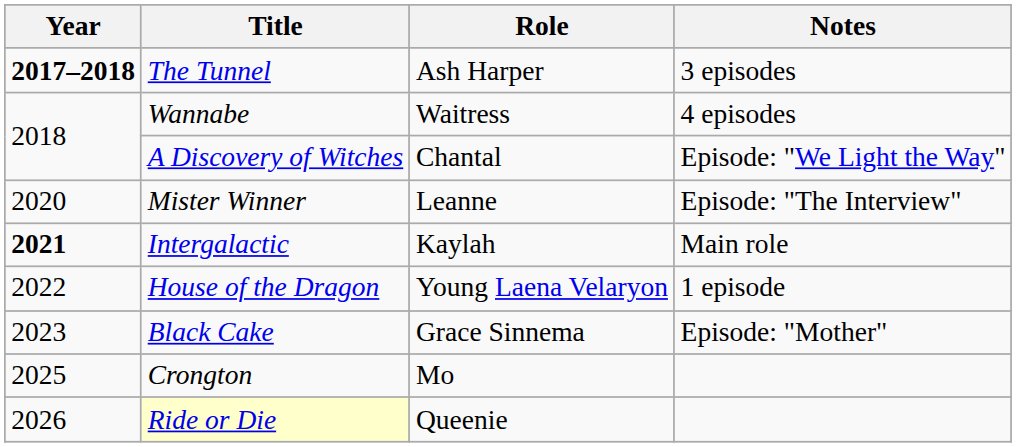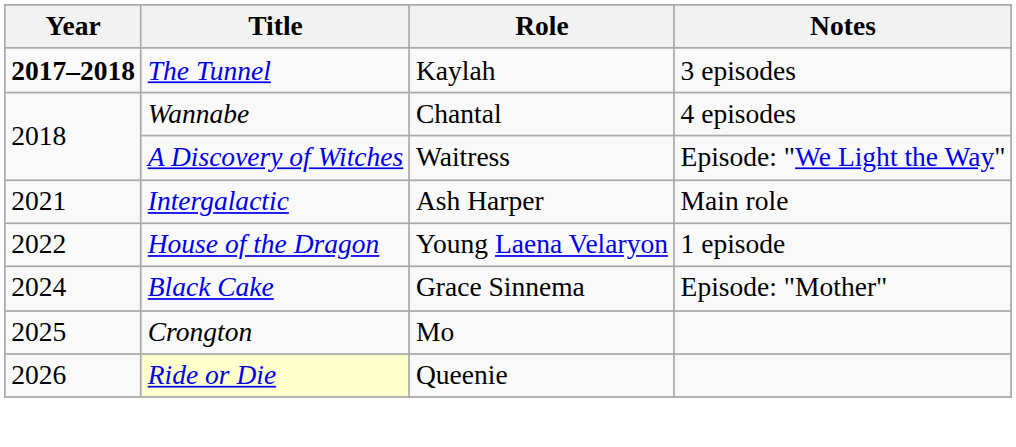(480, 69) Ash Harper -> (456, 69) Kaylah
(463, 113) Waitress -> (459, 113) Chantal
(459, 157) Chantal -> (463, 157) Waitress
- row: (227, 200)
(39, 244) bold -> (39, 200) normal
(456, 244) Kaylah -> (480, 200) Ash Harper
(39, 331) 2023 -> (39, 288) 2024
